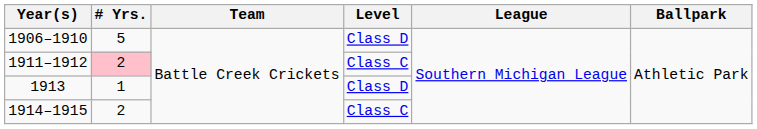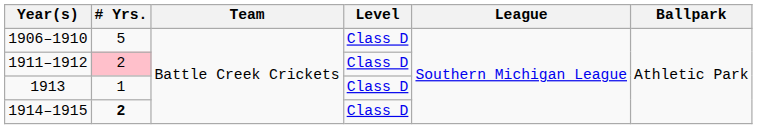(378, 64) Class C -> (378, 64) Class D
(121, 112) normal -> (121, 112) bold
(378, 112) Class C -> (378, 112) Class D
